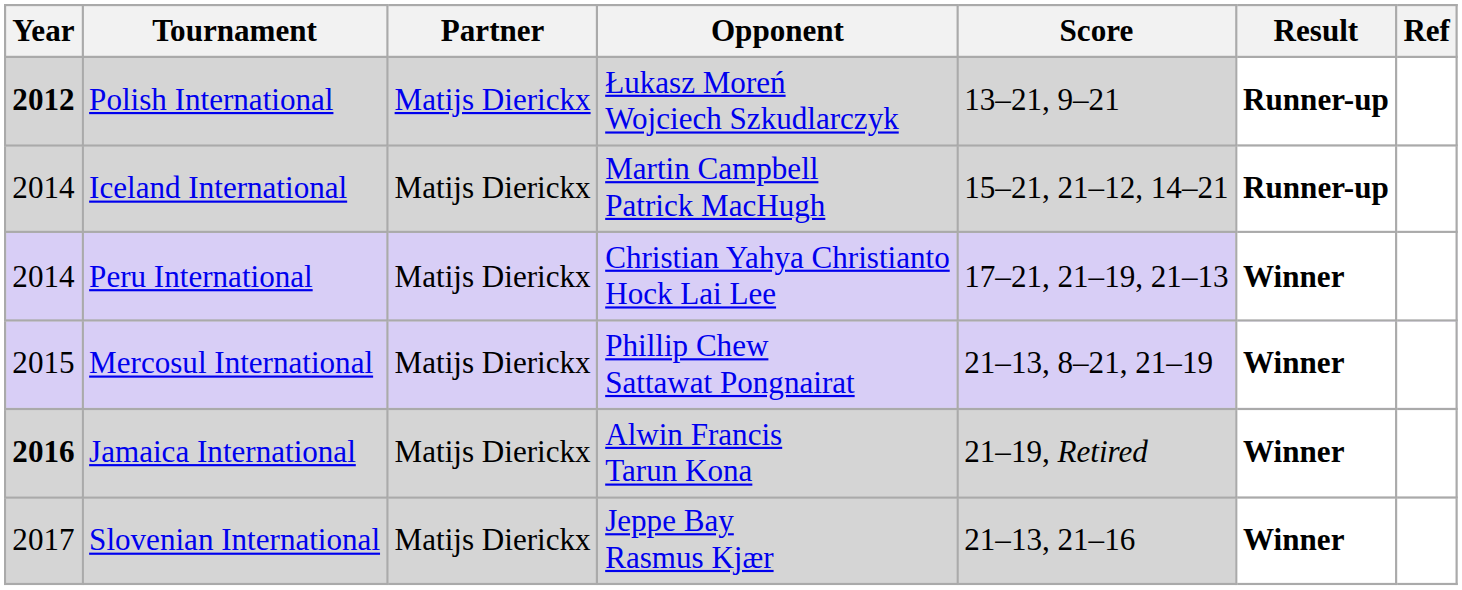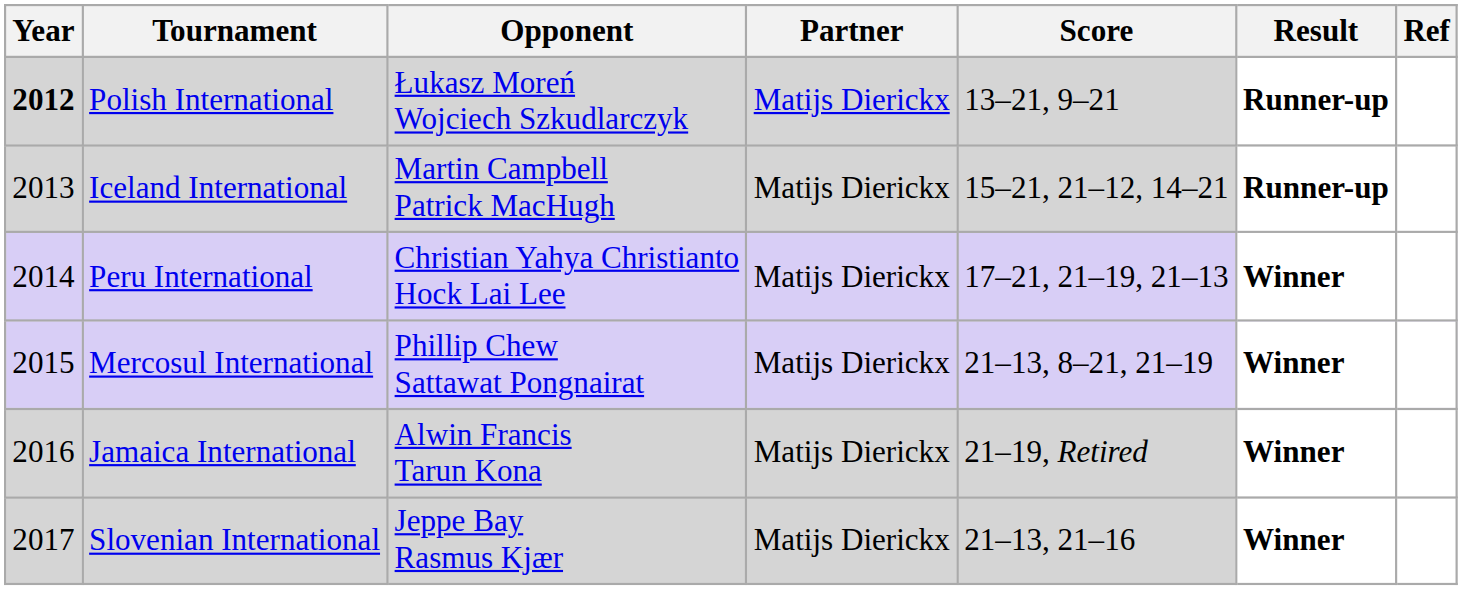columns swapped: (493, 30) <-> (777, 30)
(43, 188) 2014 -> (43, 188) 2013
(43, 452) bold -> (43, 452) normal
